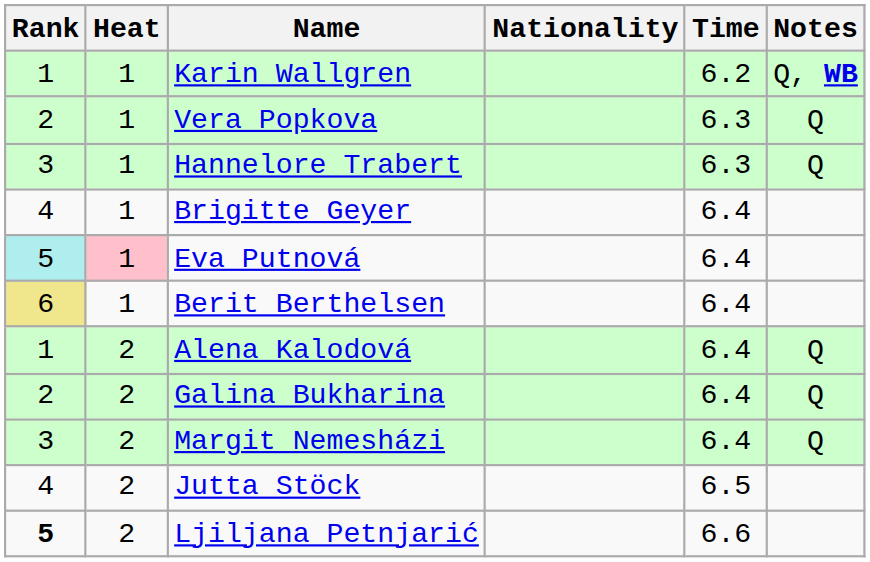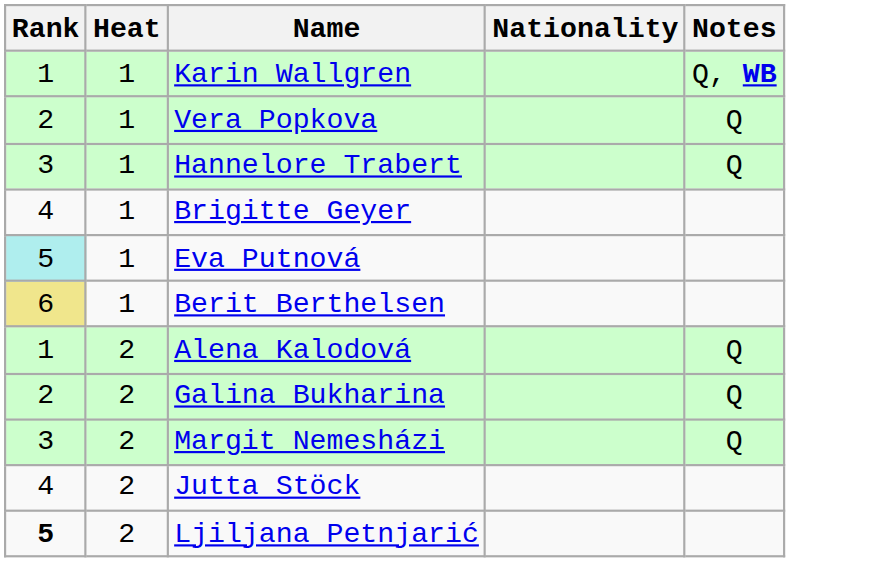- column: (726, 28)
(127, 258) pink background -> (127, 258) no background
